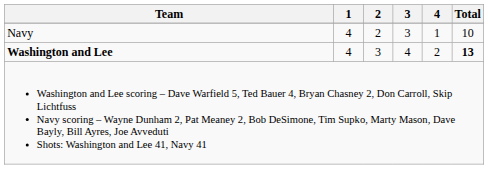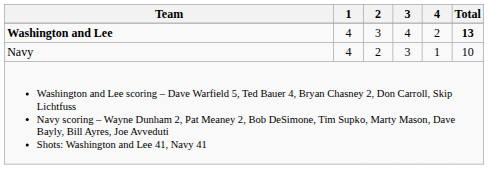rows swapped: (60, 52) <-> (20, 33)
